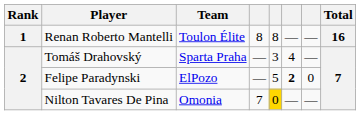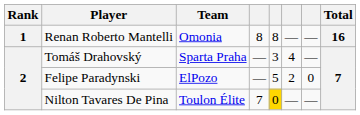(212, 36) Toulon Élite -> (200, 36) Omonia
(291, 78) bold -> (291, 78) normal
(200, 99) Omonia -> (212, 99) Toulon Élite
